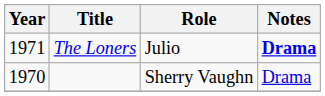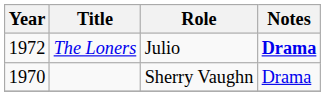(27, 47) 1971 -> (27, 47) 1972
